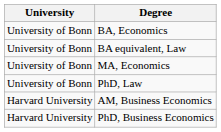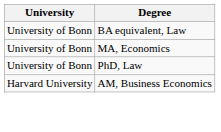- row: (132, 30)
- row: (156, 118)
